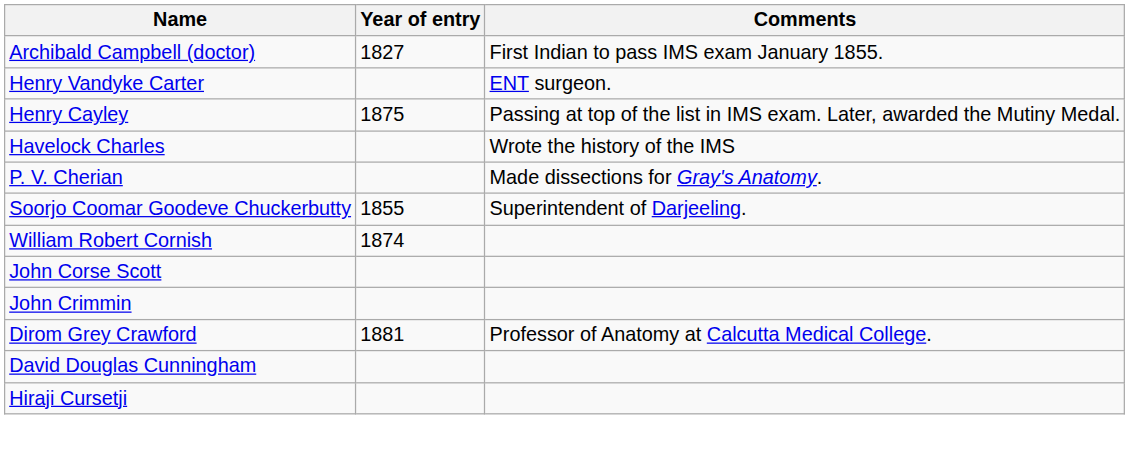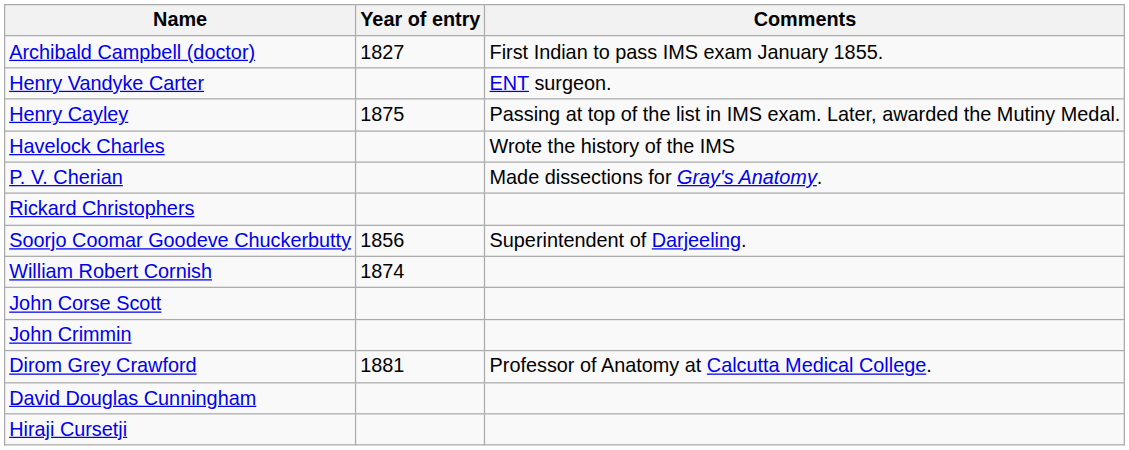+ row: (102, 209)
(382, 209) 1855 -> (382, 240) 1856
